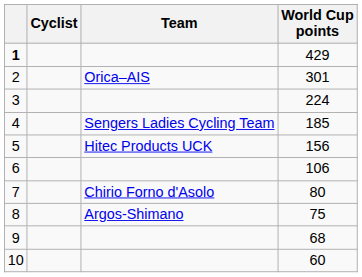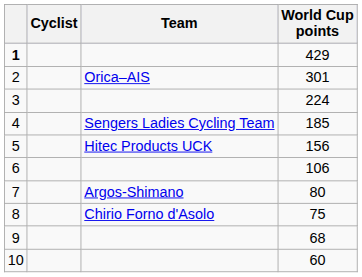(149, 191) Chirio Forno d'Asolo -> (134, 191) Argos-Shimano
(134, 214) Argos-Shimano -> (149, 214) Chirio Forno d'Asolo
